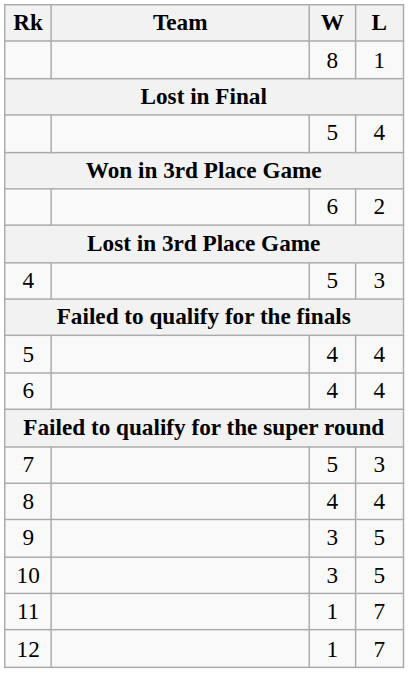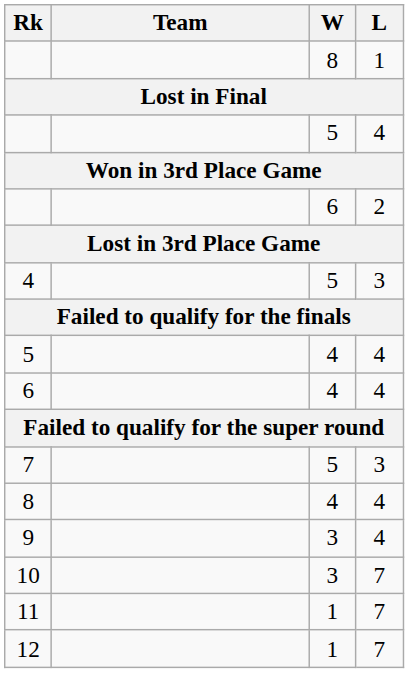(379, 538) 5 -> (379, 538) 4
(379, 574) 5 -> (379, 574) 7
